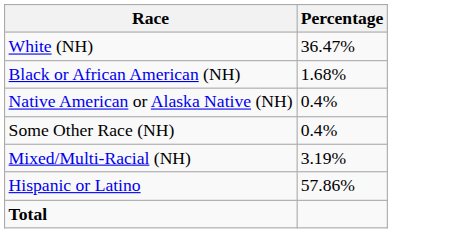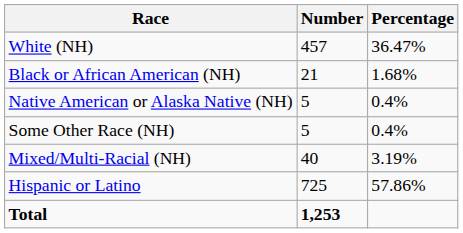+ column: (332, 18)
